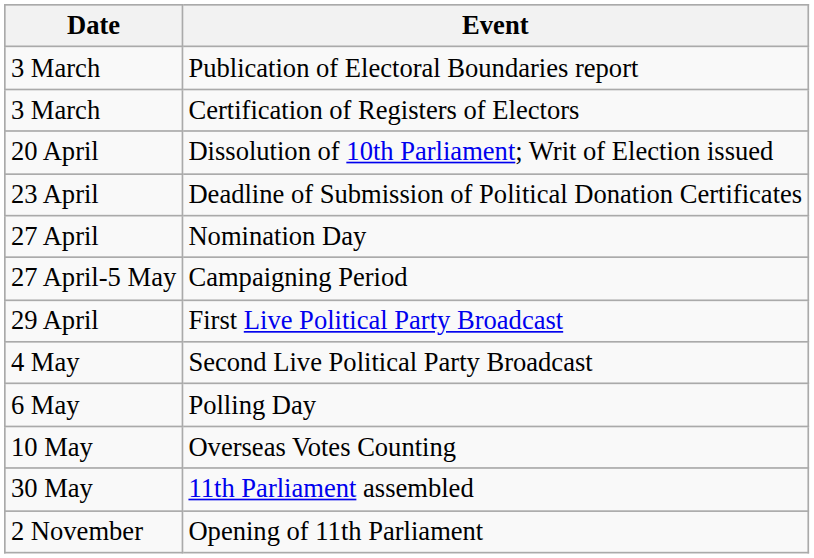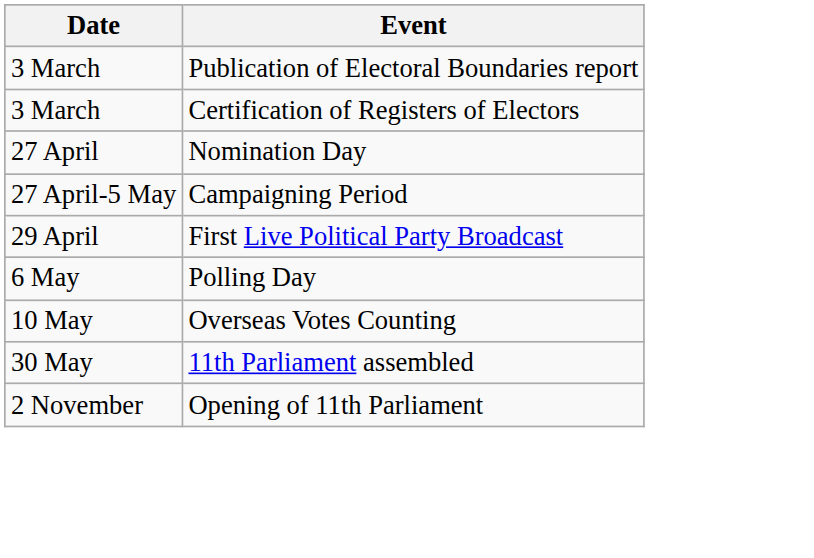- row: (481, 151)
- row: (495, 194)
- row: (391, 362)
